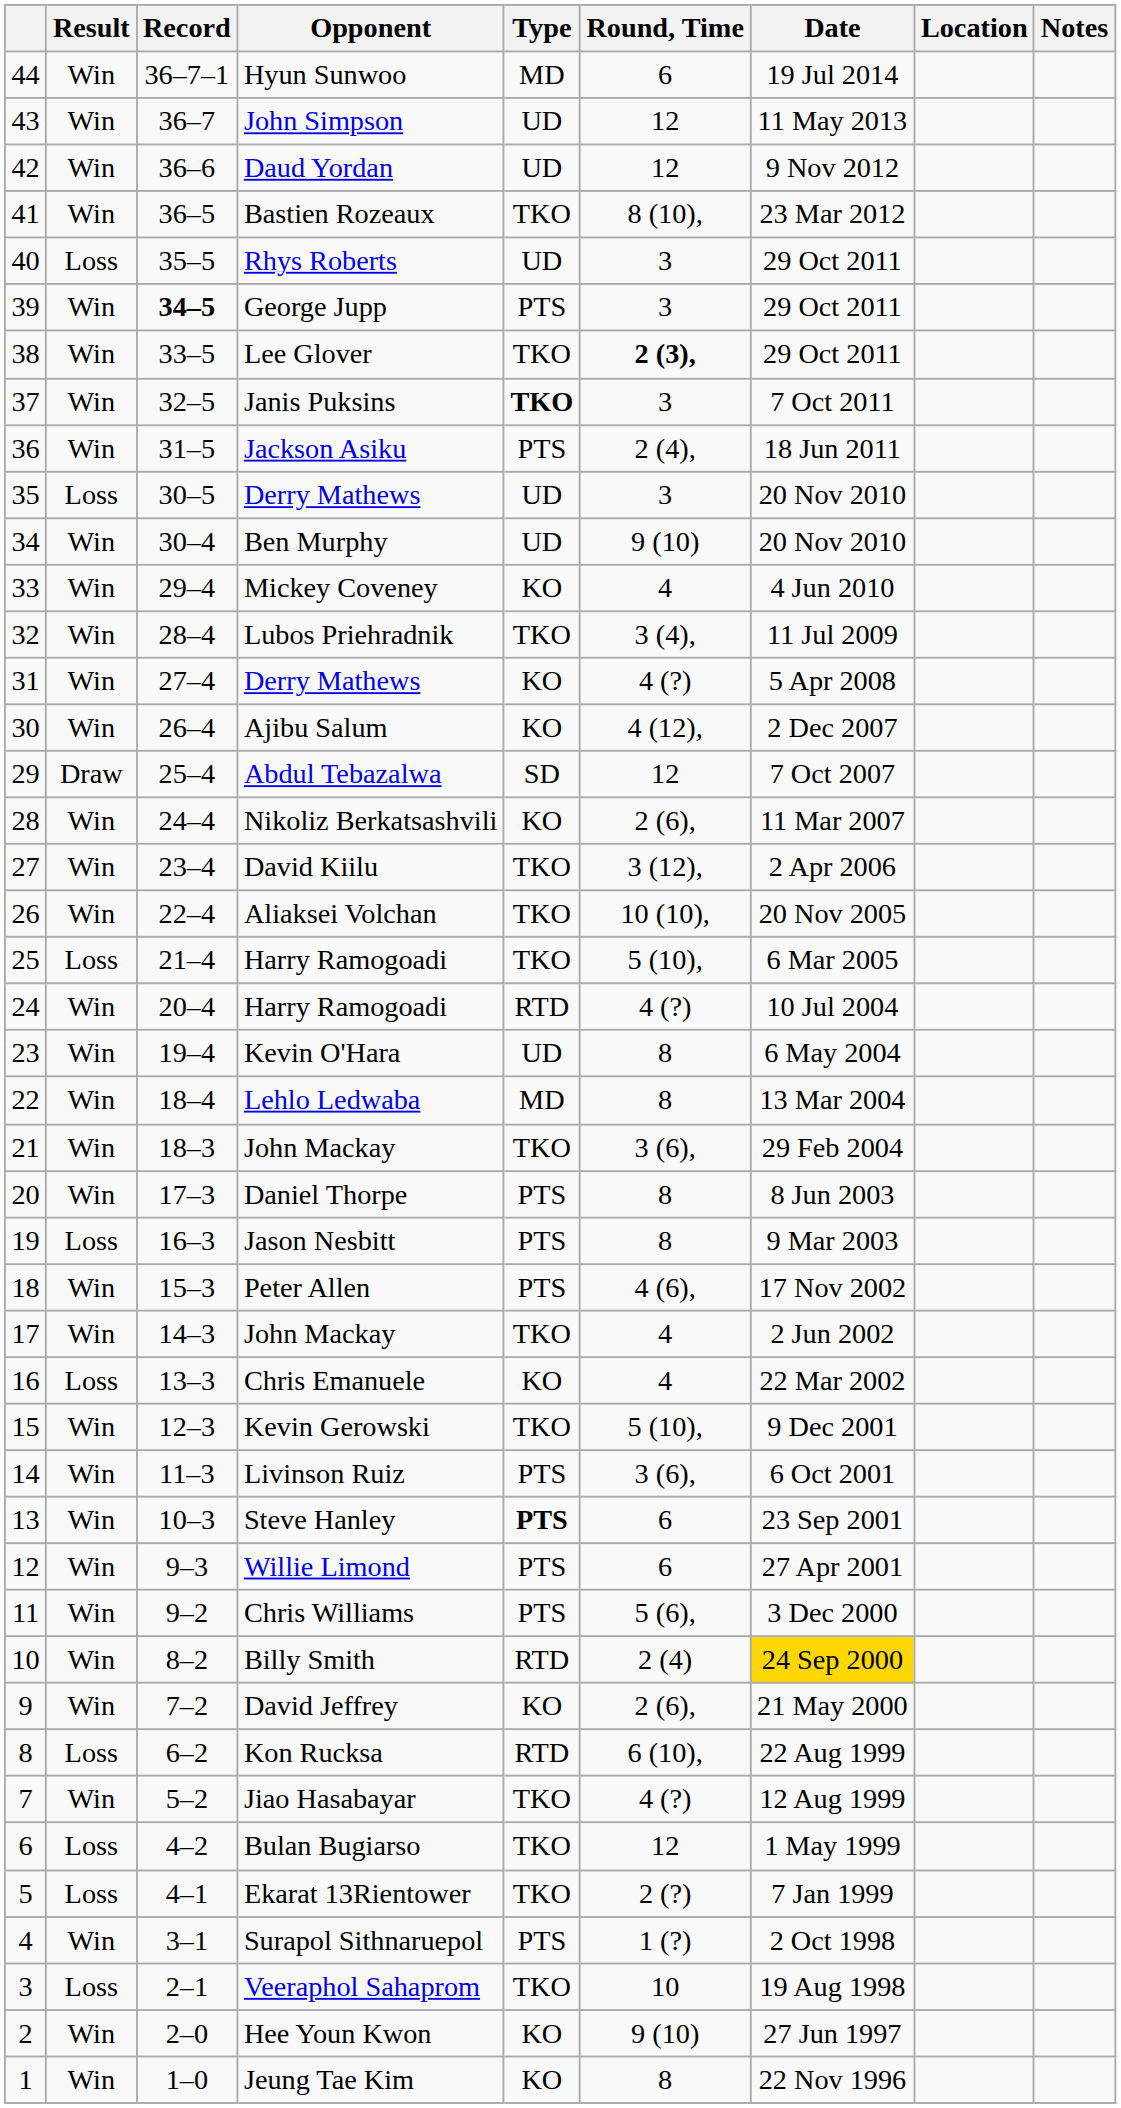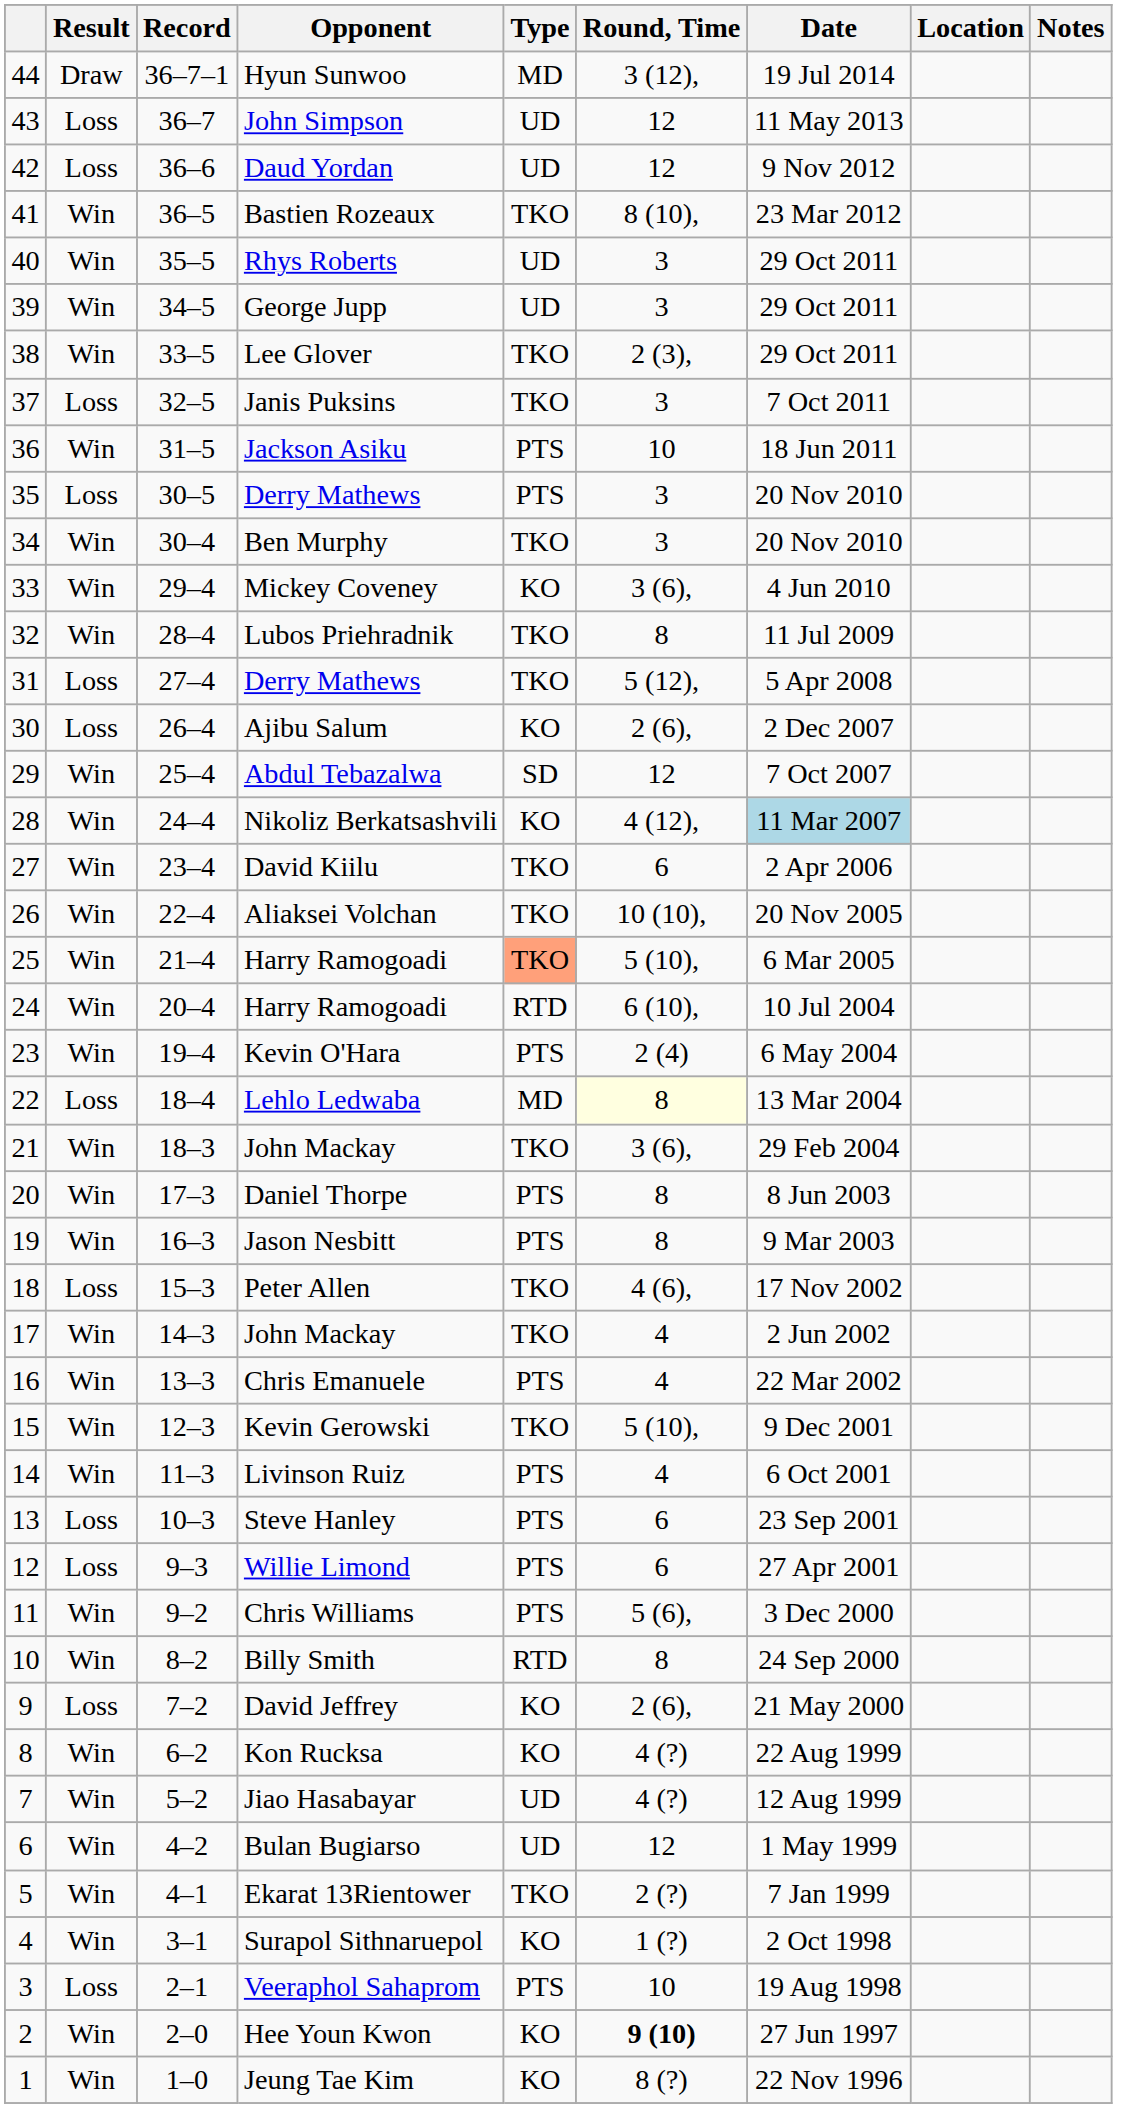(91, 74) Win -> (91, 74) Draw
(665, 74) 6 -> (662, 74) 3 (12),
(91, 121) Win -> (91, 121) Loss
(91, 167) Win -> (91, 167) Loss
(91, 261) Loss -> (91, 261) Win
(187, 307) bold -> (187, 307) normal
(542, 307) PTS -> (540, 307) UD
(665, 354) bold -> (662, 354) normal
(91, 400) Win -> (91, 400) Loss
(542, 400) bold -> (540, 400) normal
(665, 447) 2 (4), -> (662, 447) 10
(542, 494) UD -> (540, 494) PTS
(542, 540) UD -> (540, 540) TKO
(665, 540) 9 (10) -> (662, 540) 3
(665, 587) 4 -> (662, 587) 3 (6),
(665, 634) 3 (4), -> (662, 634) 8
(91, 680) Win -> (91, 680) Loss
(542, 680) KO -> (540, 680) TKO
(665, 680) 4 (?) -> (662, 680) 5 (12),
(91, 727) Win -> (91, 727) Loss
(665, 727) 4 (12), -> (662, 727) 2 (6),
(91, 773) Draw -> (91, 773) Win
(665, 820) 2 (6), -> (662, 820) 4 (12),
(832, 820) no background -> (829, 820) lightblue background
(665, 867) 3 (12), -> (662, 867) 6
(91, 960) Loss -> (91, 960) Win
(542, 960) no background -> (540, 960) lightsalmon background
(665, 1006) 4 (?) -> (662, 1006) 6 (10),
(542, 1053) UD -> (540, 1053) PTS
(665, 1053) 8 -> (662, 1053) 2 (4)
(91, 1100) Win -> (91, 1100) Loss
(665, 1100) no background -> (662, 1100) lightyellow background
(91, 1240) Loss -> (91, 1240) Win
(91, 1286) Win -> (91, 1286) Loss
(542, 1286) PTS -> (540, 1286) TKO
(91, 1379) Loss -> (91, 1379) Win
(542, 1379) KO -> (540, 1379) PTS
(665, 1473) 3 (6), -> (662, 1473) 4
(91, 1519) Win -> (91, 1519) Loss
(542, 1519) bold -> (540, 1519) normal
(91, 1566) Win -> (91, 1566) Loss
(665, 1659) 2 (4) -> (662, 1659) 8
(832, 1659) gold background -> (829, 1659) no background
(91, 1706) Win -> (91, 1706) Loss
(91, 1752) Loss -> (91, 1752) Win
(542, 1752) RTD -> (540, 1752) KO
(665, 1752) 6 (10), -> (662, 1752) 4 (?)
(542, 1799) TKO -> (540, 1799) UD
(91, 1846) Loss -> (91, 1846) Win
(542, 1846) TKO -> (540, 1846) UD
(91, 1892) Loss -> (91, 1892) Win
(542, 1939) PTS -> (540, 1939) KO
(542, 1985) TKO -> (540, 1985) PTS
(665, 2032) normal -> (662, 2032) bold
(665, 2079) 8 -> (662, 2079) 8 (?)
